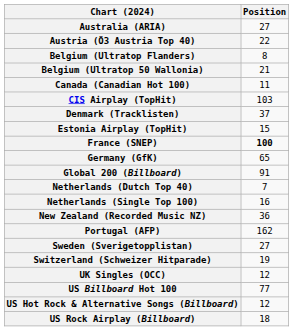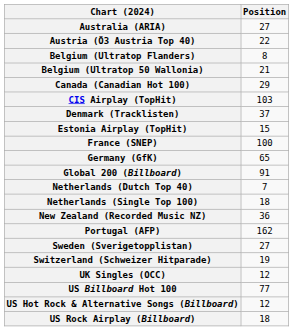(265, 85) 11 -> (265, 85) 29
(265, 143) bold -> (265, 143) normal
(265, 202) 16 -> (265, 202) 18
